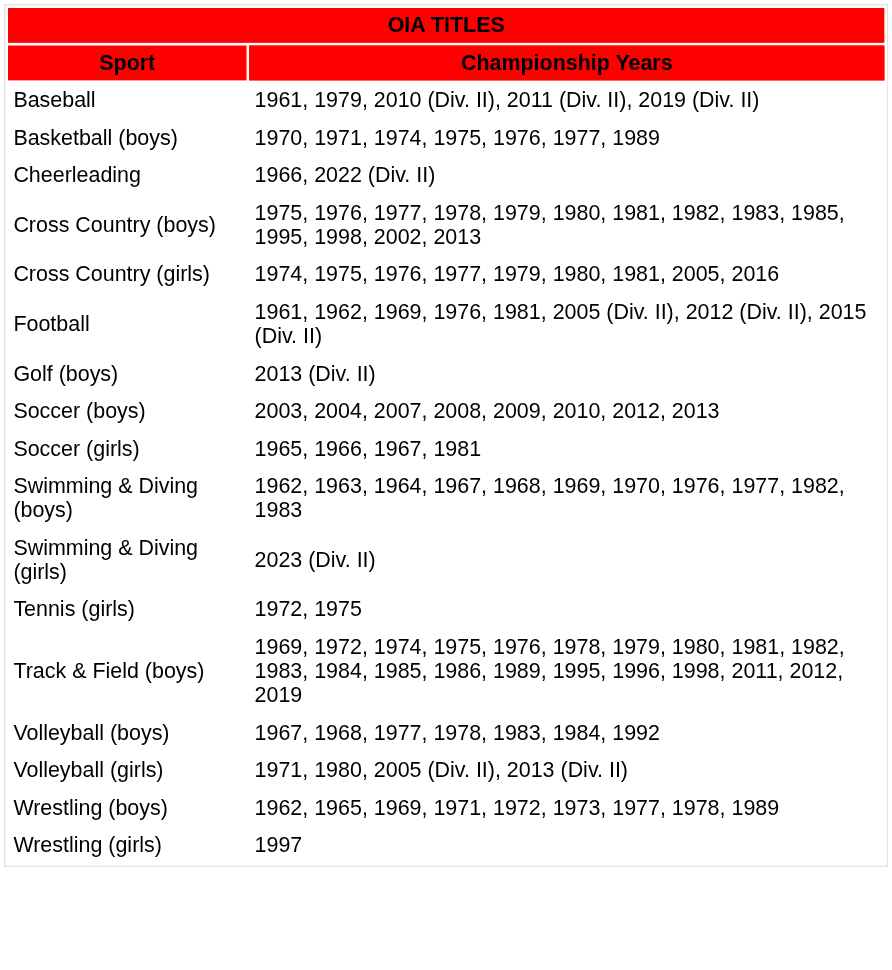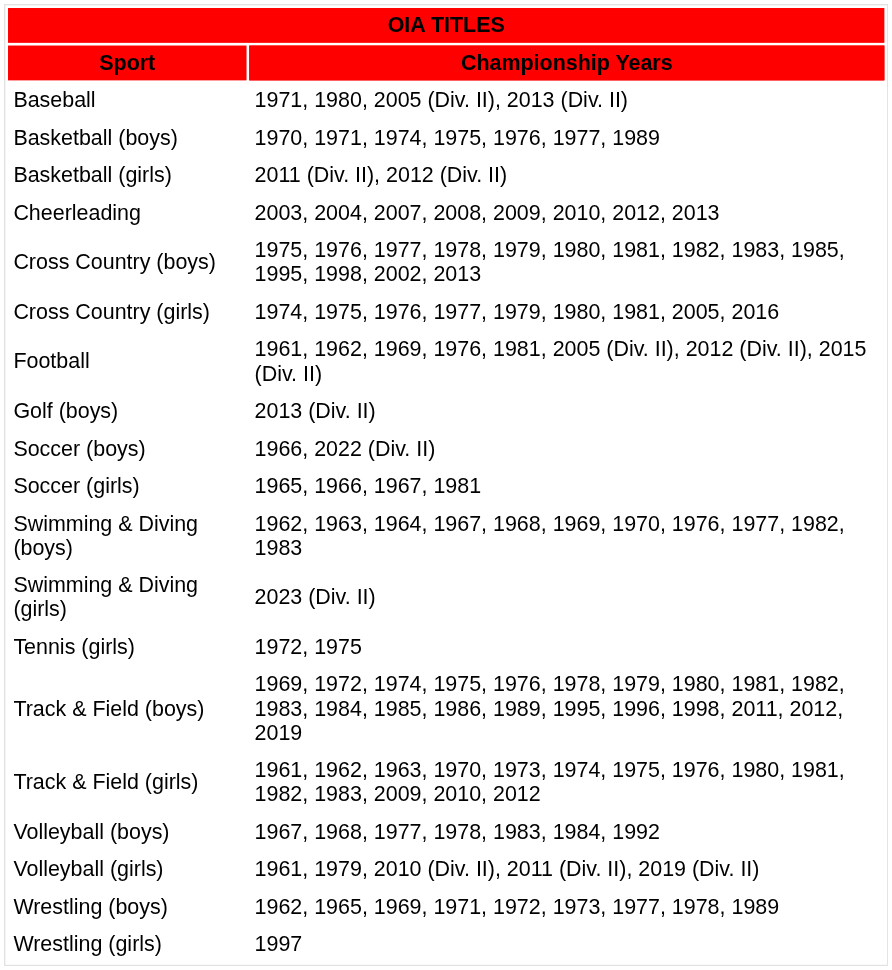(507, 100) 1961, 1979, 2010 (Div. II), 2011 (Div. II), 2019 (Div. II) -> (441, 100) 1971, 1980, 2005 (Div. II), 2013 (Div. II)
+ row: (93, 175)
(345, 175) 1966, 2022 (Div. II) -> (487, 212) 2003, 2004, 2007, 2008, 2009, 2010, 2012, 2013
(487, 411) 2003, 2004, 2007, 2008, 2009, 2010, 2012, 2013 -> (345, 448) 1966, 2022 (Div. II)
+ row: (106, 782)
(441, 770) 1971, 1980, 2005 (Div. II), 2013 (Div. II) -> (507, 869) 1961, 1979, 2010 (Div. II), 2011 (Div. II), 2019 (Div. II)
